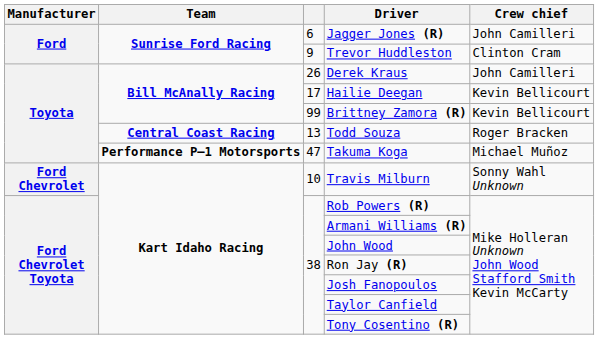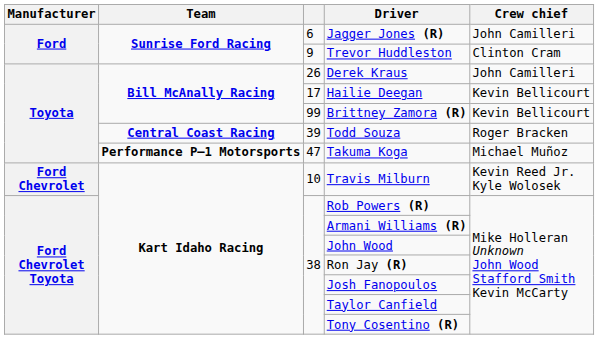(313, 133) 13 -> (313, 133) 39
(509, 180) Sonny Wahl Unknown -> (524, 180) Kevin Reed Jr. Kyle Wolosek
